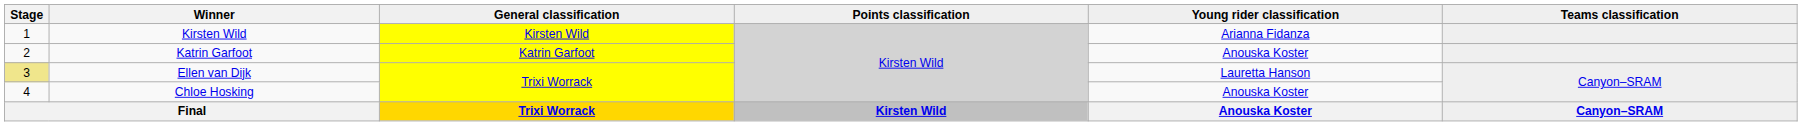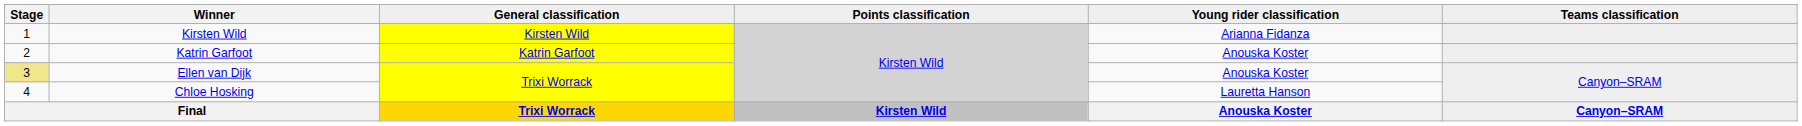(1265, 73) Lauretta Hanson -> (1265, 73) Anouska Koster
(1265, 92) Anouska Koster -> (1265, 92) Lauretta Hanson
